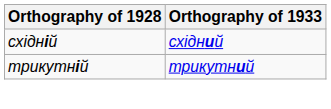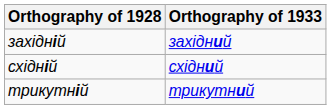+ row: (37, 41)
